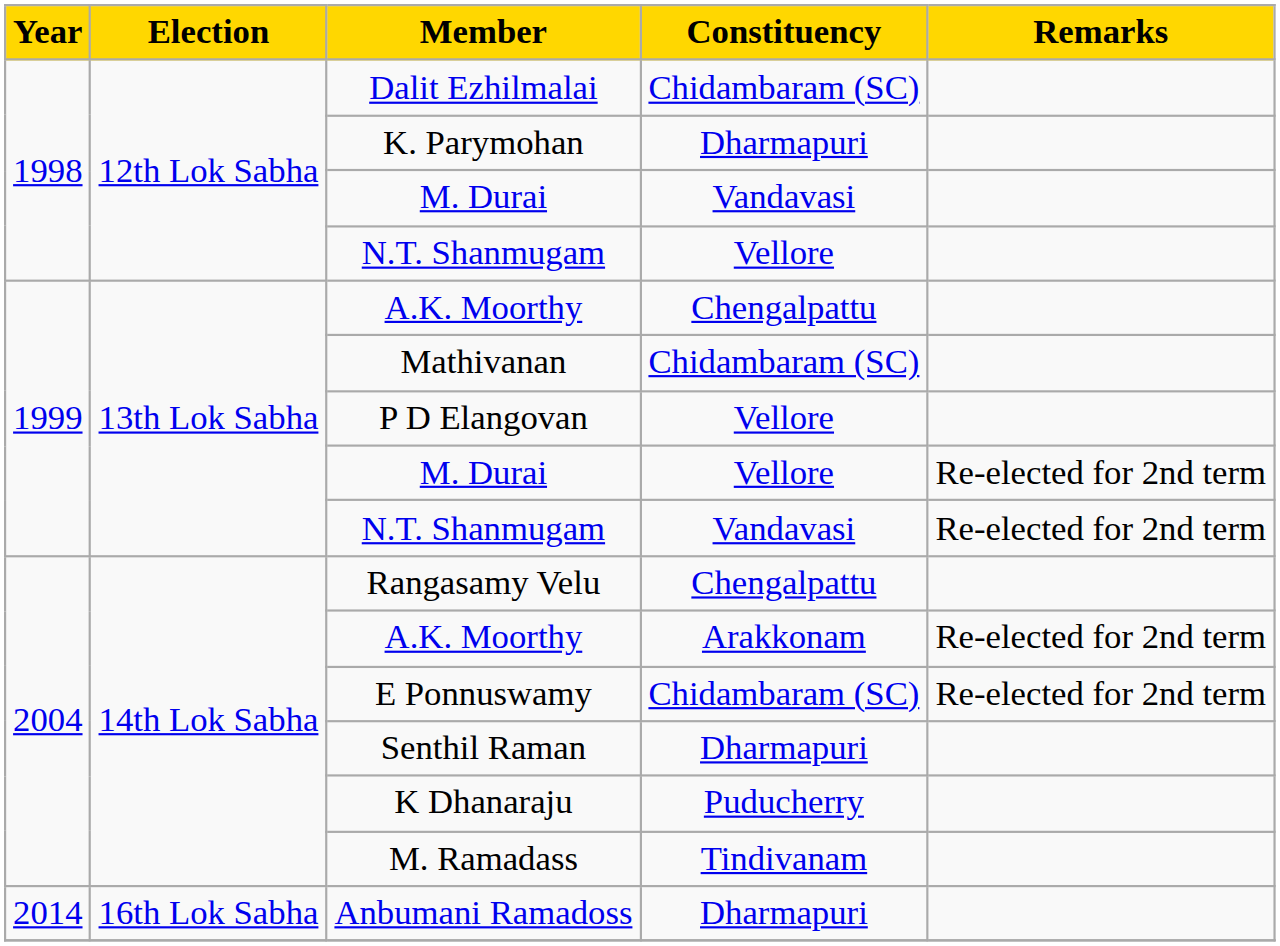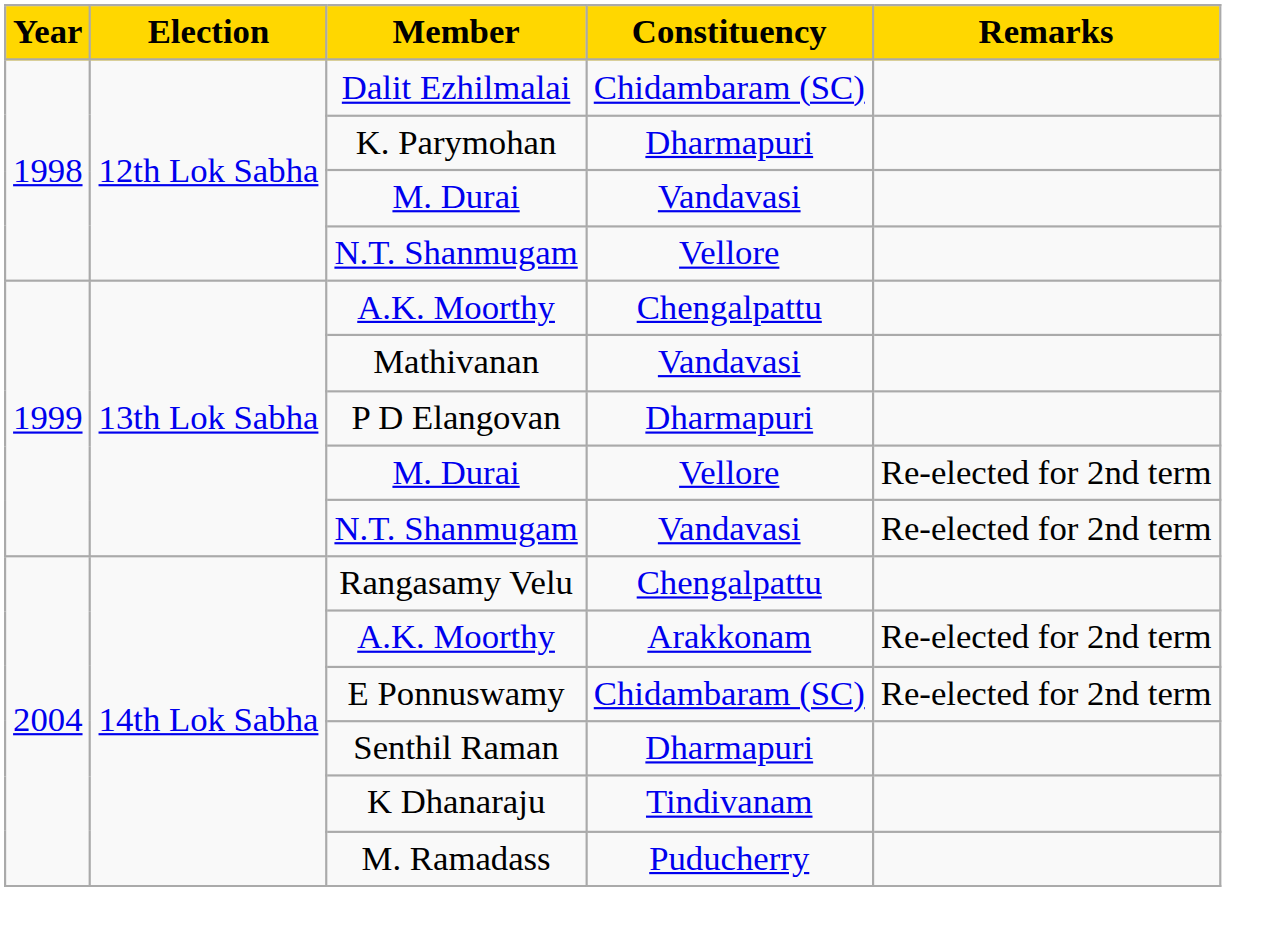(784, 362) Chidambaram (SC) -> (729, 362) Vandavasi
(784, 417) Vellore -> (729, 417) Dharmapuri
(784, 802) Puducherry -> (729, 802) Tindivanam
(784, 857) Tindivanam -> (729, 857) Puducherry
- row: (48, 913)
